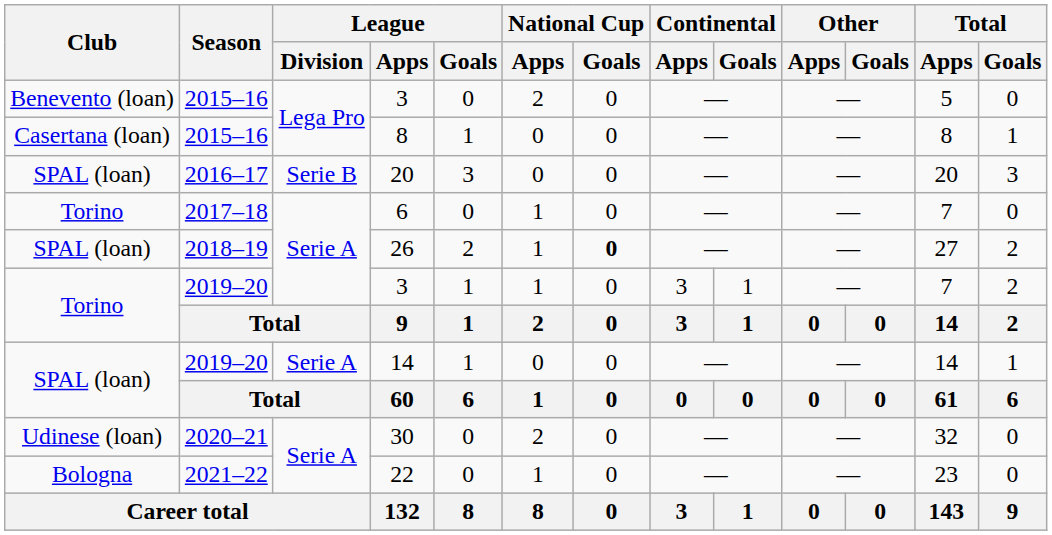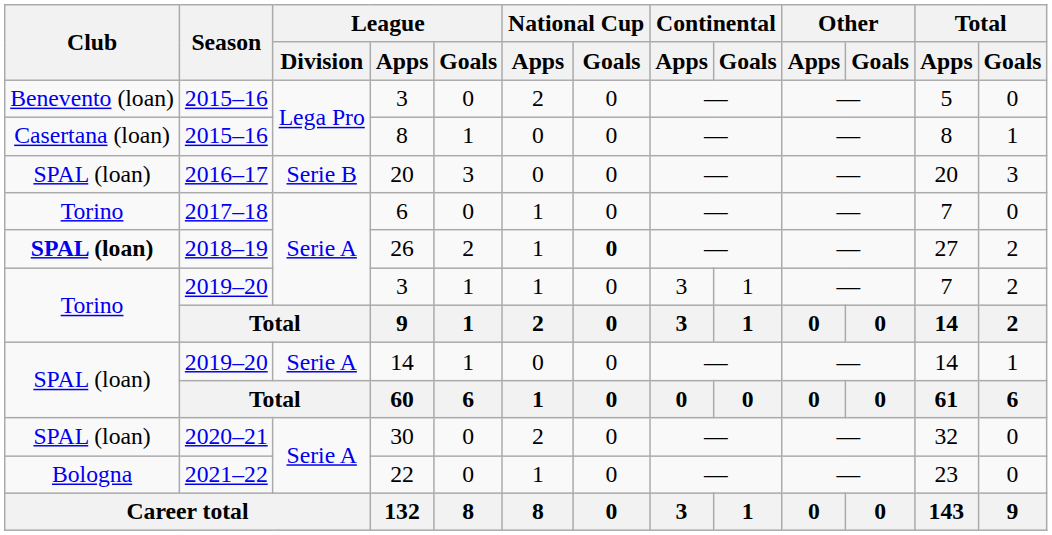(92, 248) normal -> (92, 248) bold
(92, 436) Udinese (loan) -> (92, 436) SPAL (loan)
